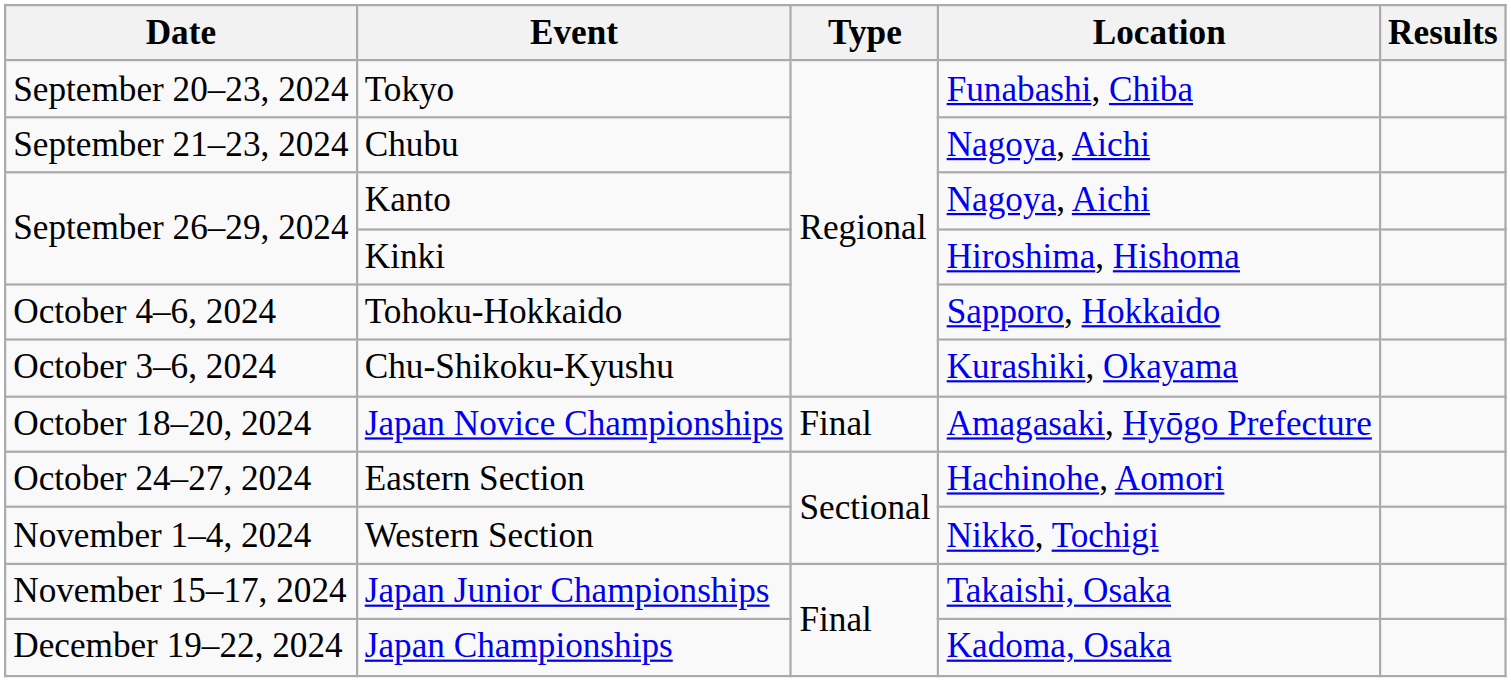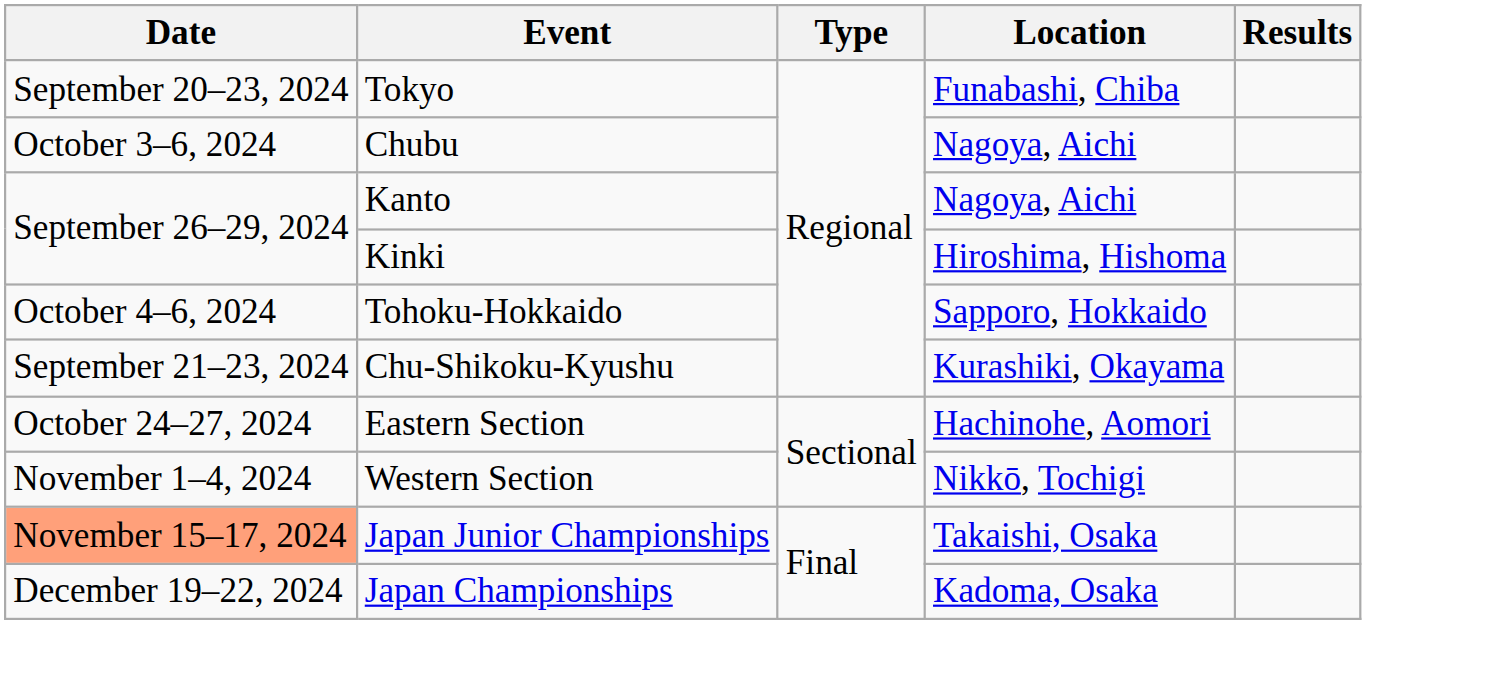(181, 144) September 21–23, 2024 -> (145, 144) October 3–6, 2024
(145, 367) October 3–6, 2024 -> (181, 367) September 21–23, 2024
- row: (574, 423)
(180, 590) no background -> (180, 534) lightsalmon background
